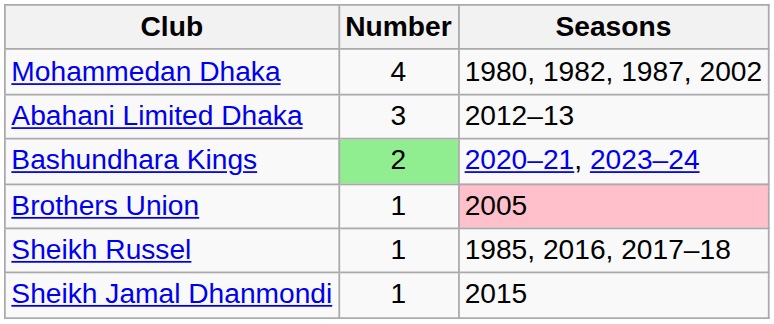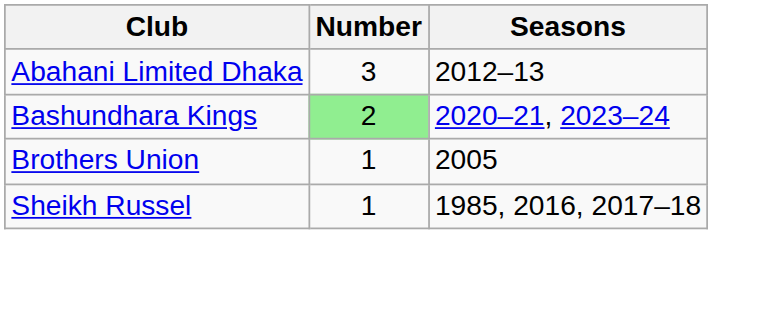- row: (146, 71)
(496, 205) pink background -> (466, 160) no background
- row: (172, 294)
